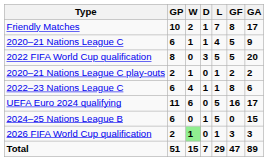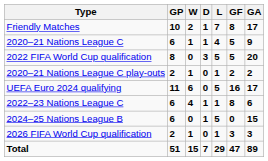rows swapped: (65, 88) <-> (64, 103)
(190, 133) lightgreen background -> (190, 133) no background
